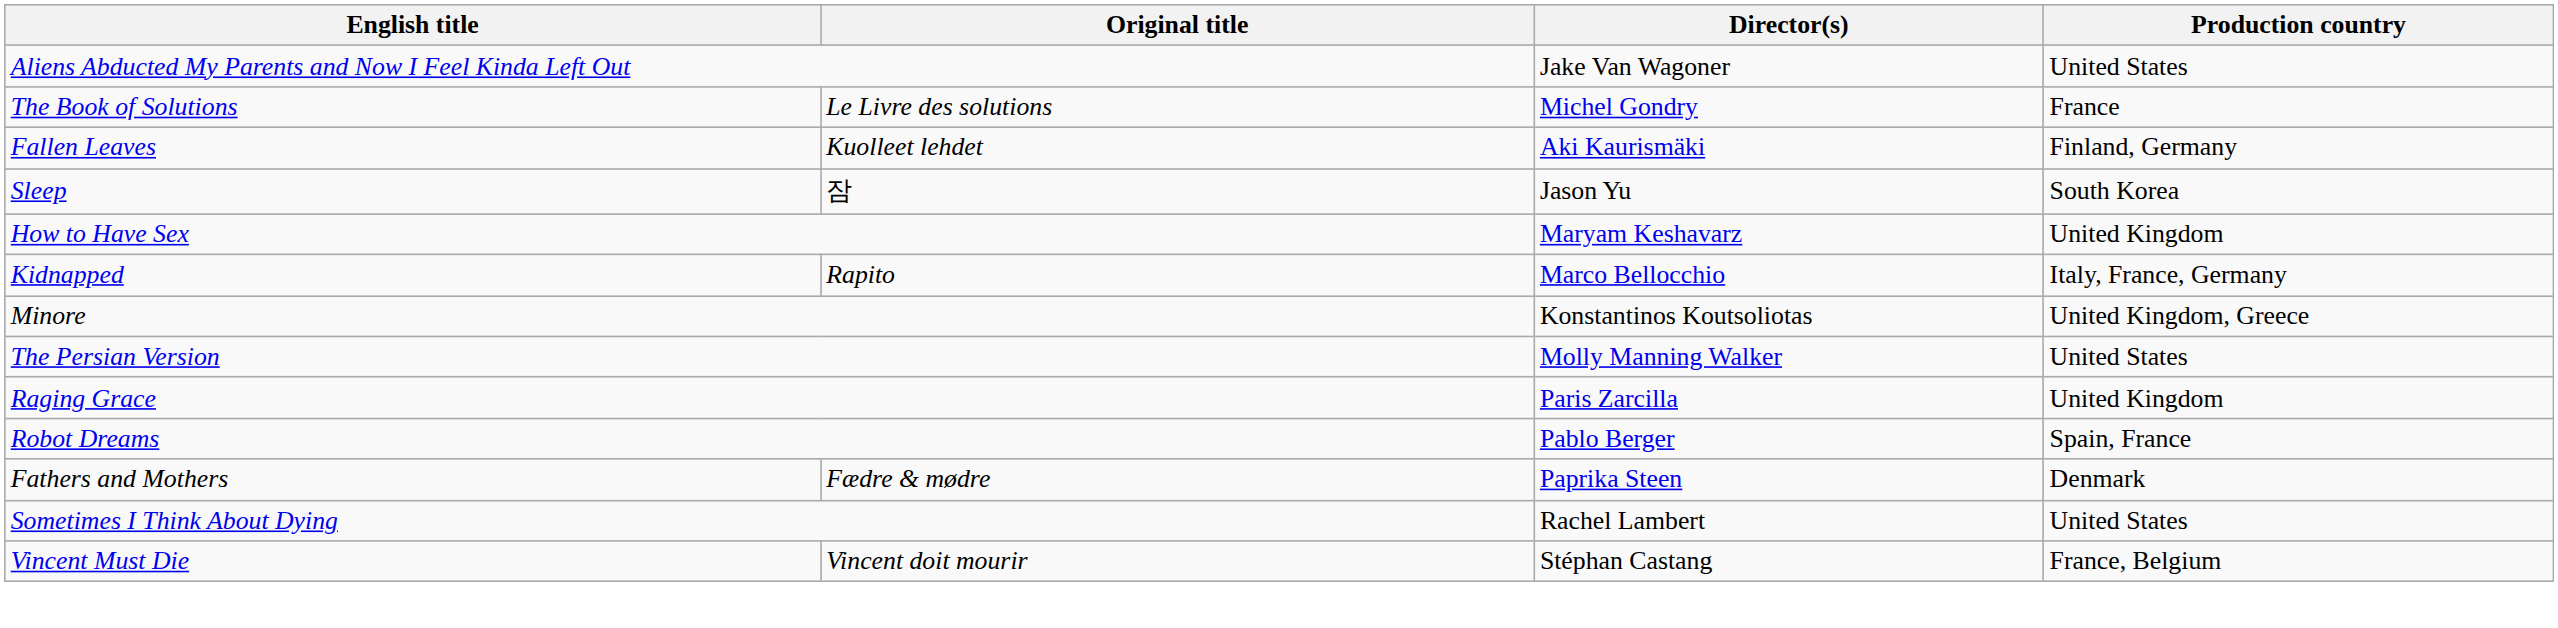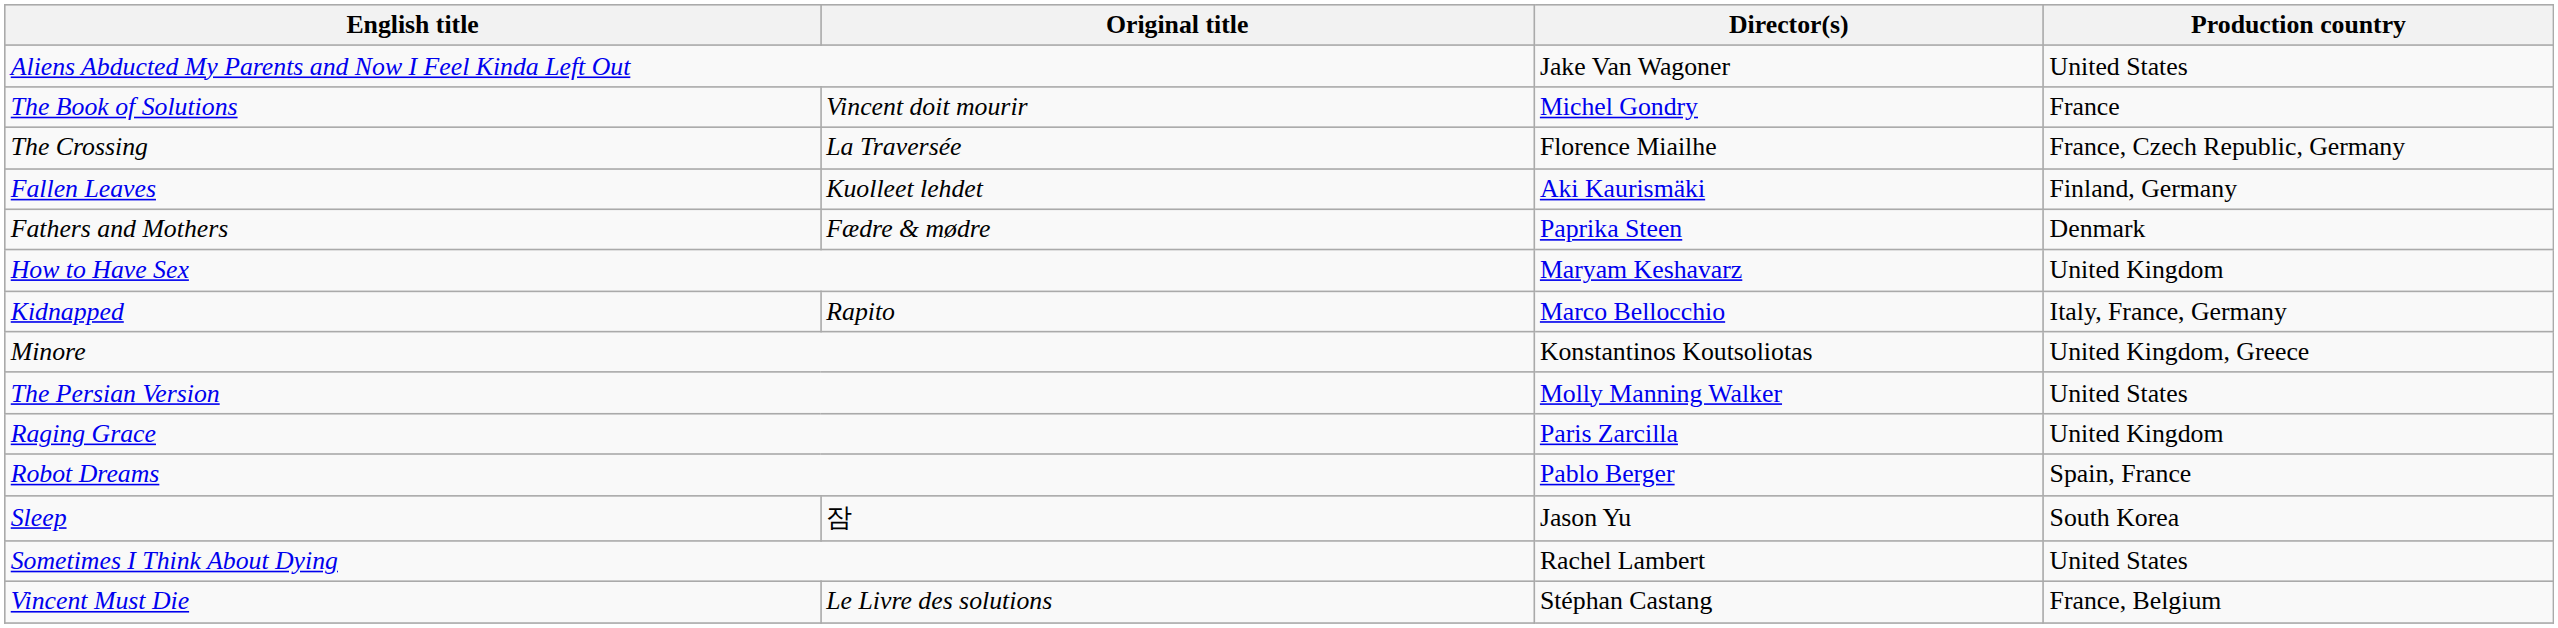(939, 106) Le Livre des solutions -> (927, 106) Vincent doit mourir
+ row: (79, 147)
rows swapped: (120, 479) <-> (39, 190)
(927, 560) Vincent doit mourir -> (939, 601) Le Livre des solutions
